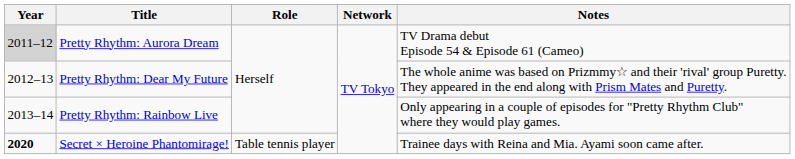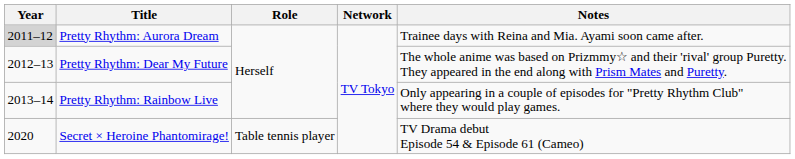(492, 43) TV Drama debut Episode 54 & Episode 61 (Cameo) -> (552, 35) Trainee days with Reina and Mia. Ayami soon came after.
(21, 143) bold -> (21, 135) normal
(552, 143) Trainee days with Reina and Mia. Ayami soon came after. -> (492, 135) TV Drama debut Episode 54 & Episode 61 (Cameo)
